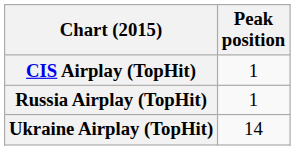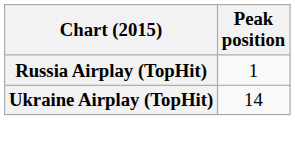- row: (111, 70)
